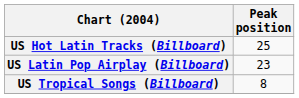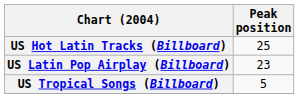(263, 84) 8 -> (263, 84) 5
